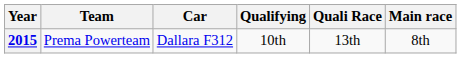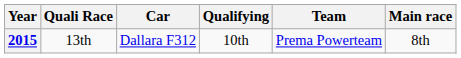columns swapped: (97, 16) <-> (347, 16)
